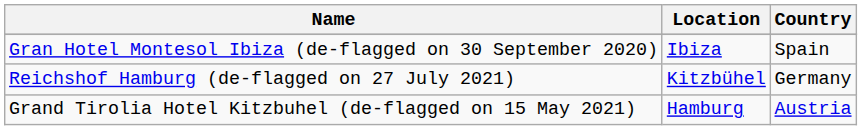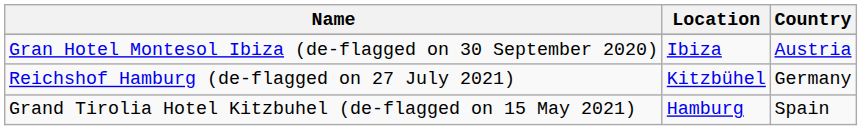(802, 50) Spain -> (813, 50) Austria
(813, 109) Austria -> (802, 109) Spain
